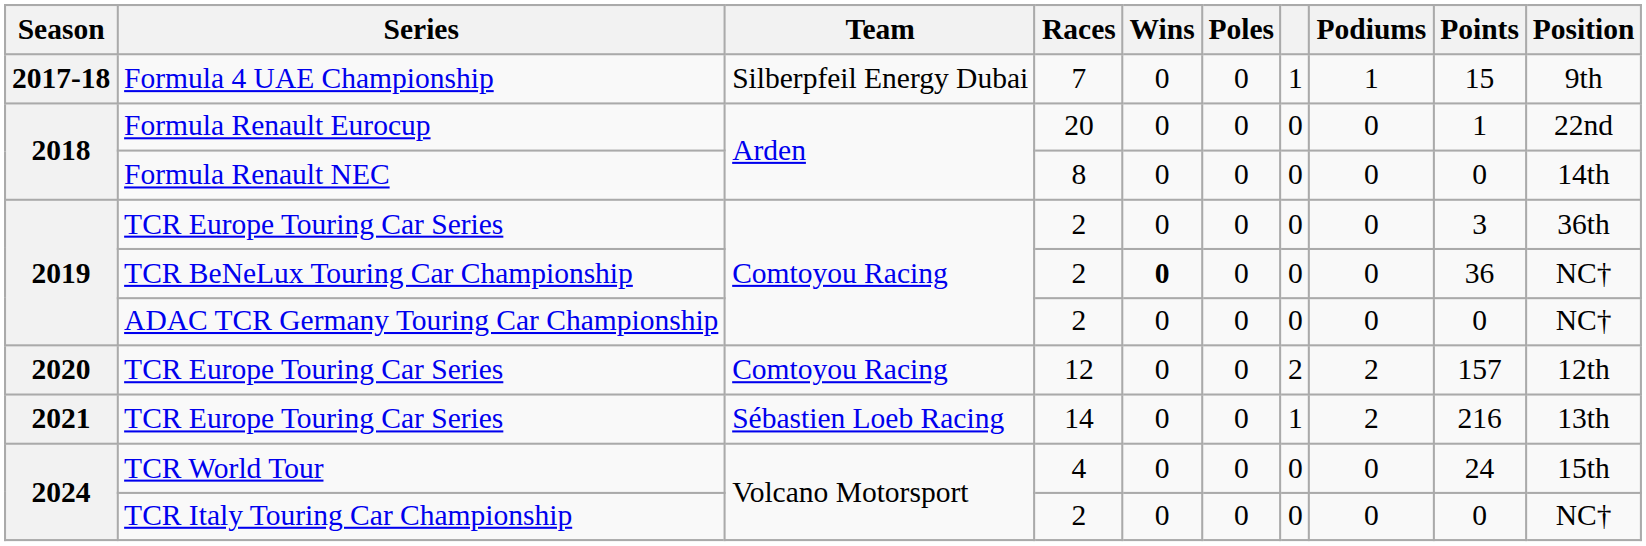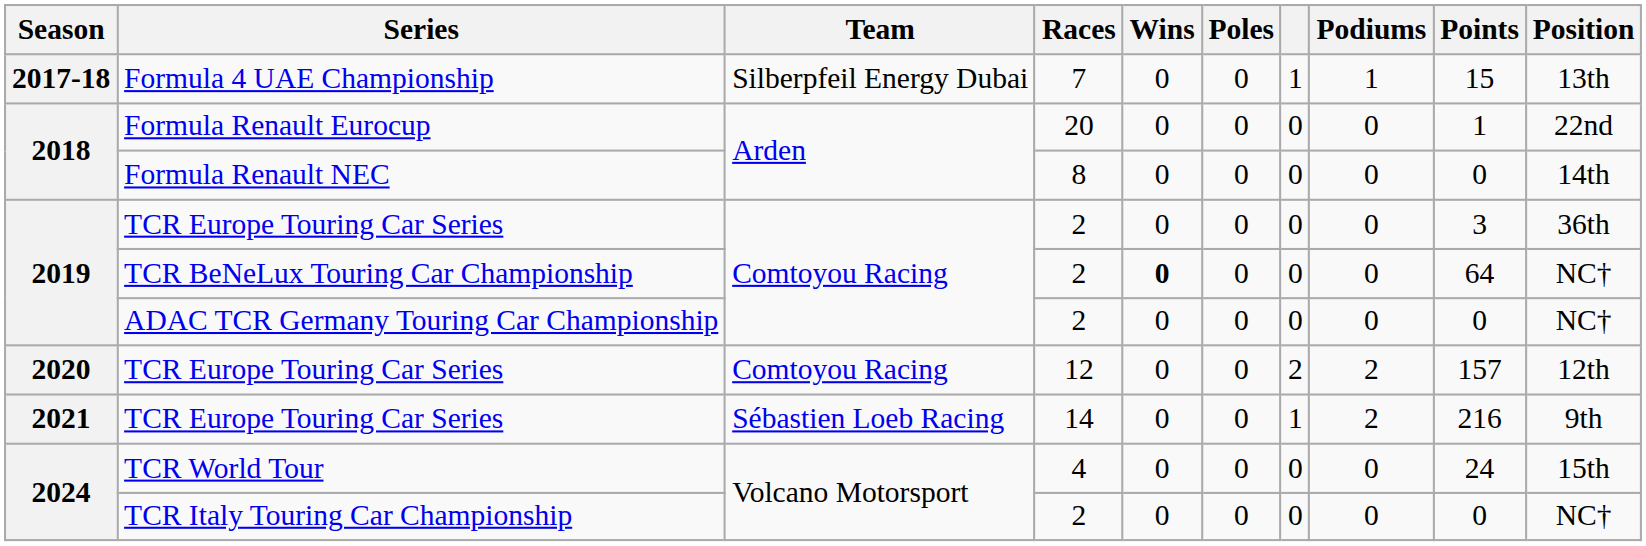(1584, 77) 9th -> (1584, 77) 13th
(1480, 272) 36 -> (1480, 272) 64
(1584, 418) 13th -> (1584, 418) 9th
